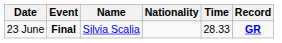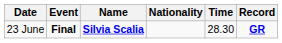(111, 29) normal -> (113, 29) bold
(217, 29) 28.33 -> (221, 29) 28.30
